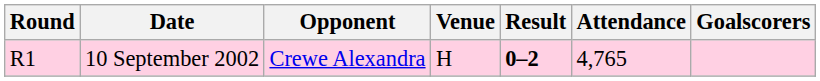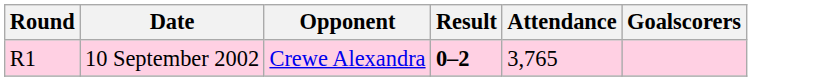- column: (465, 22)
(602, 57) 4,765 -> (532, 57) 3,765
